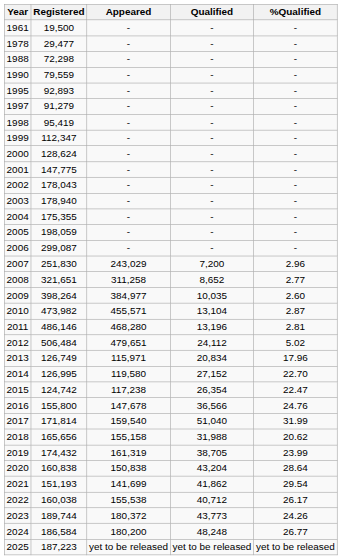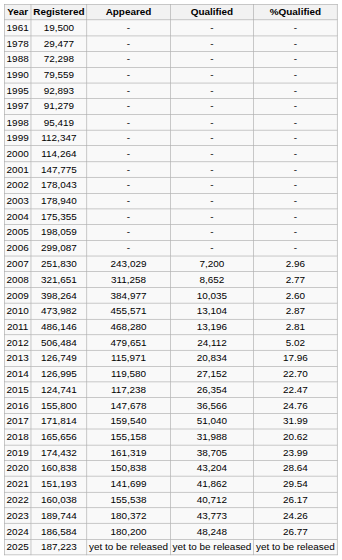(59, 153) 128,624 -> (59, 153) 114,264
(59, 389) 124,742 -> (59, 389) 124,741
